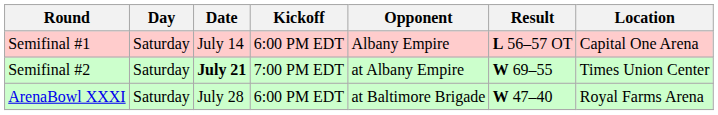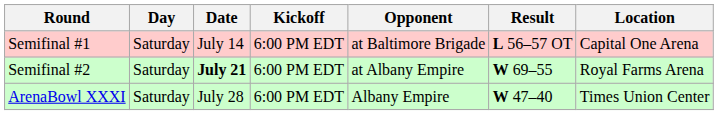(400, 44) Albany Empire -> (418, 44) at Baltimore Brigade
(299, 70) 7:00 PM EDT -> (299, 70) 6:00 PM EDT
(645, 70) Times Union Center -> (642, 70) Royal Farms Arena
(418, 96) at Baltimore Brigade -> (400, 96) Albany Empire
(642, 96) Royal Farms Arena -> (645, 96) Times Union Center
